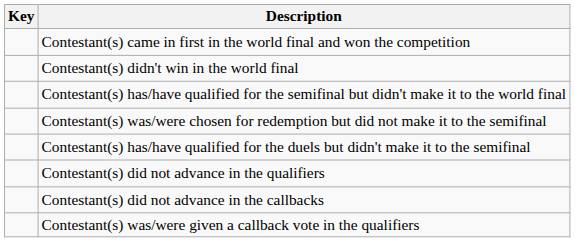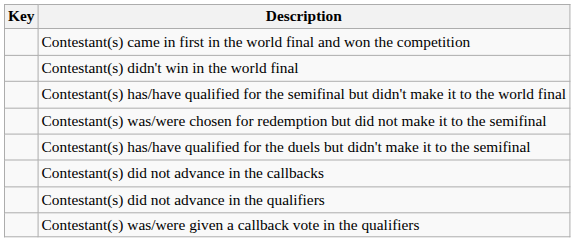rows swapped: (183, 199) <-> (183, 173)
